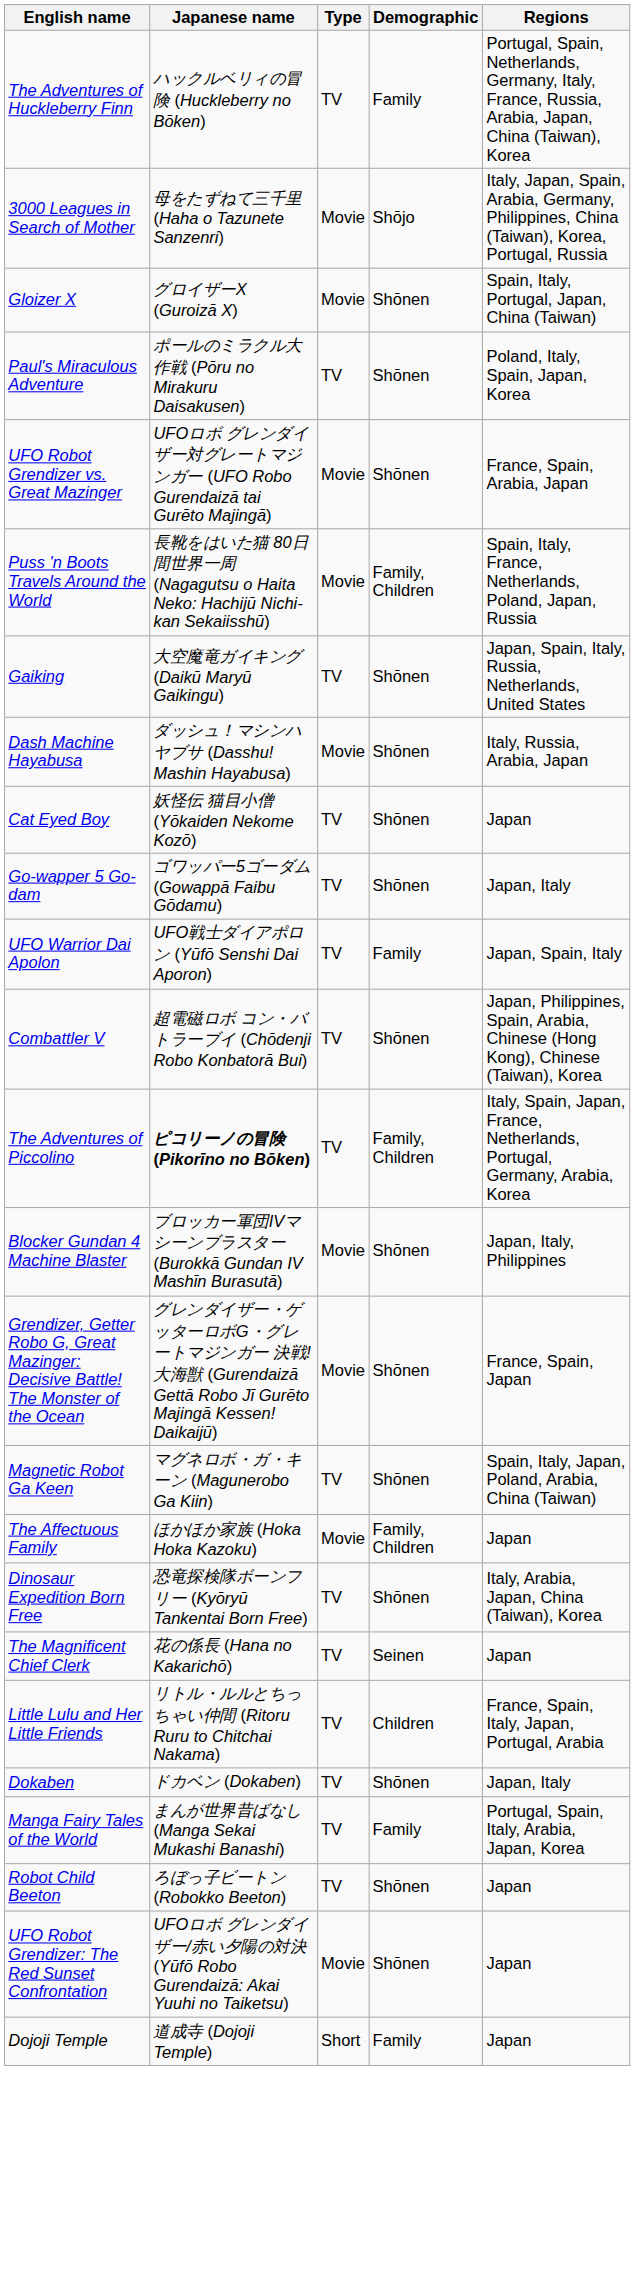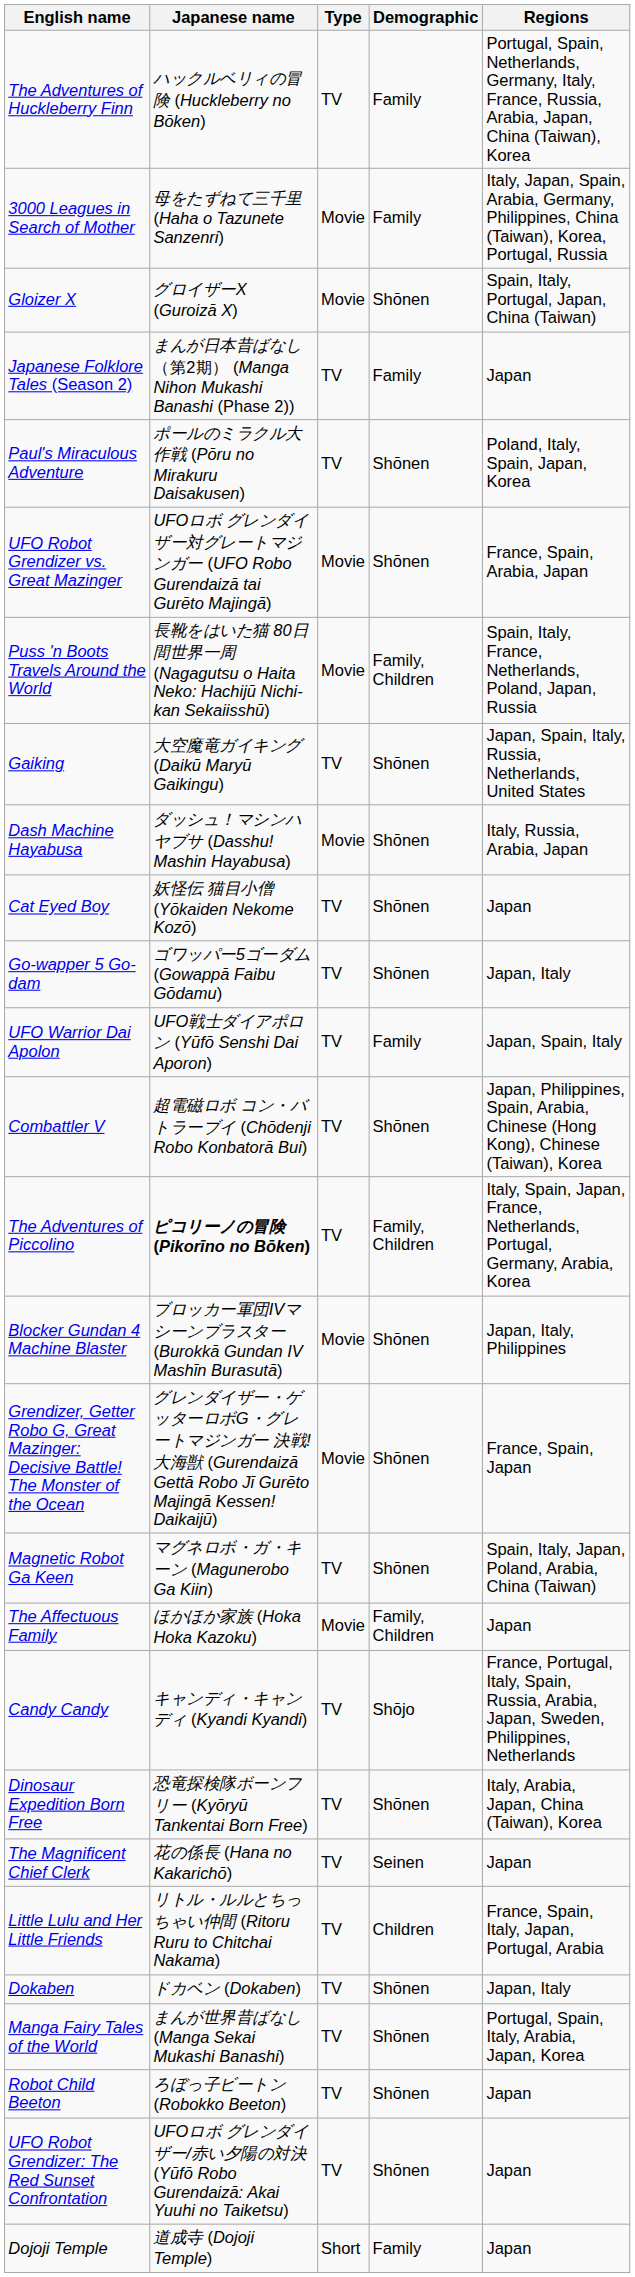(394, 218) Shōjo -> (397, 218) Family
+ row: (76, 375)
+ row: (58, 1709)
(397, 1830) Family -> (401, 2036) Shōnen
(343, 1964) Movie -> (332, 2171) TV
